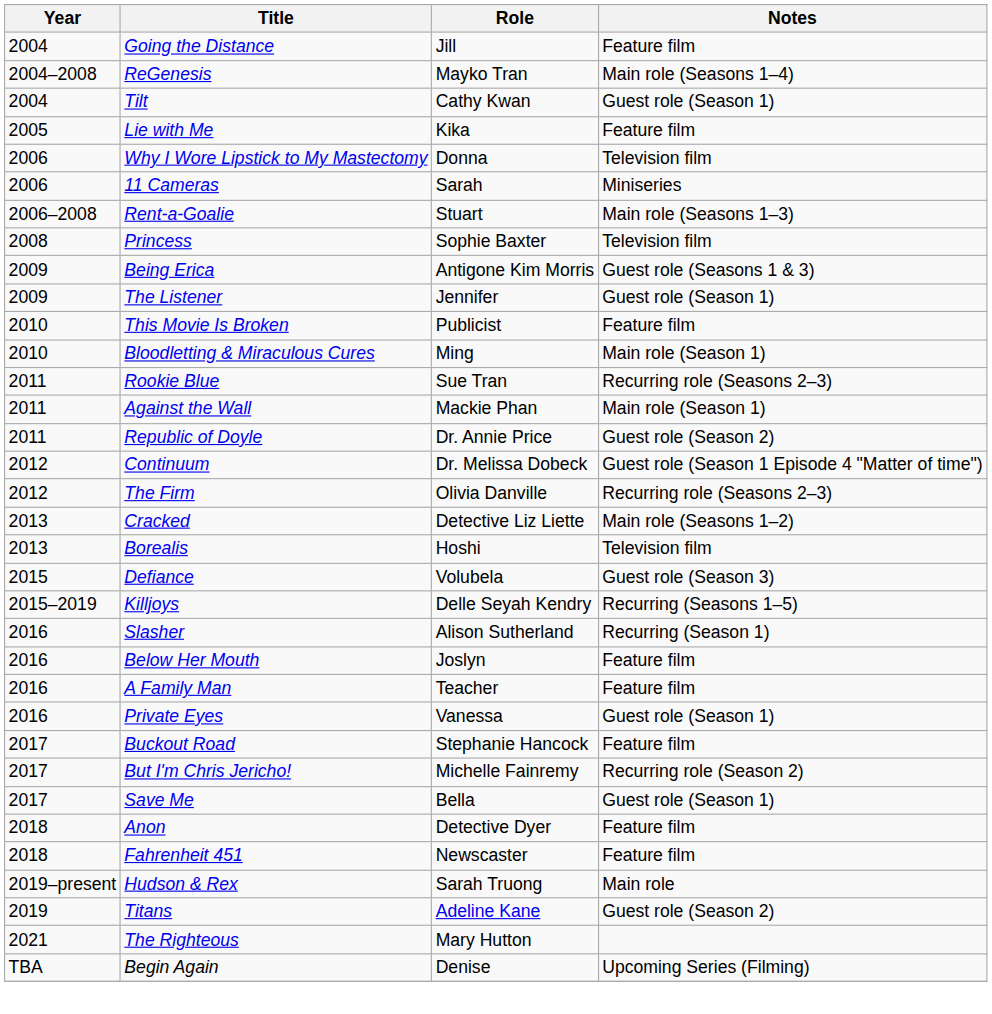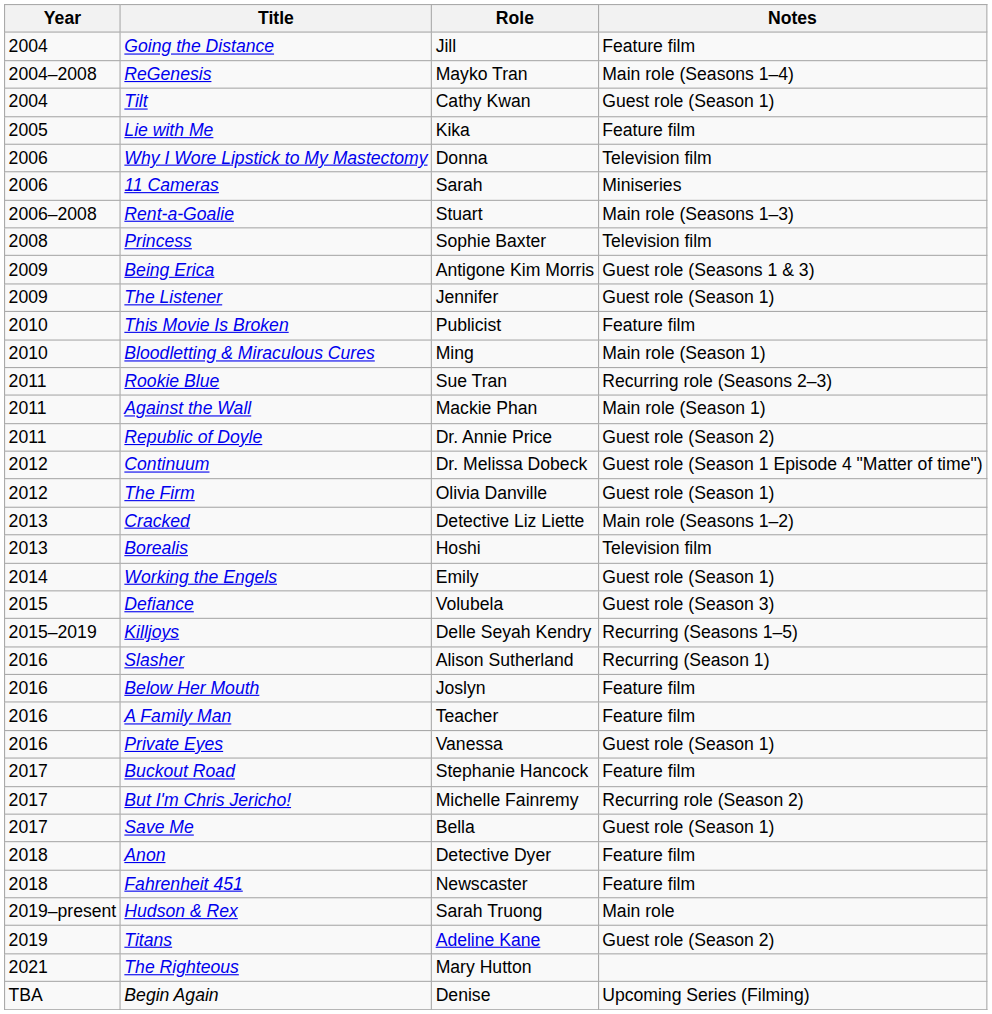(717, 492) Recurring role (Seasons 2–3) -> (688, 492) Guest role (Season 1)
+ row: (201, 576)
